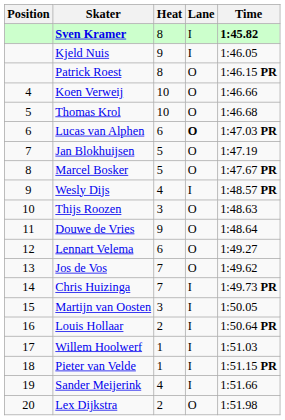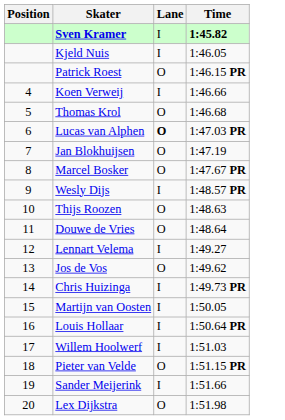- column: (169, 14)
(192, 92) O -> (159, 92) I
(192, 248) O -> (159, 248) I
(190, 365) I -> (161, 365) O
